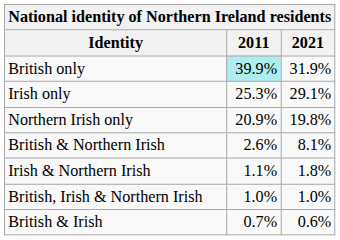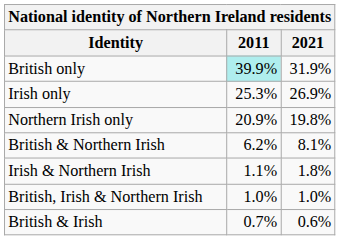(310, 94) 29.1% -> (310, 94) 26.9%
(260, 145) 2.6% -> (260, 145) 6.2%
